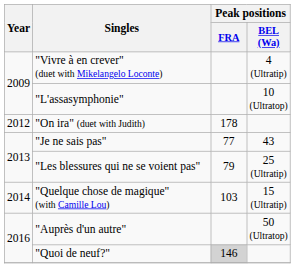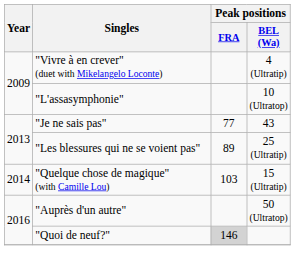- row: (90, 123)
(229, 166) 79 -> (229, 148) 89
